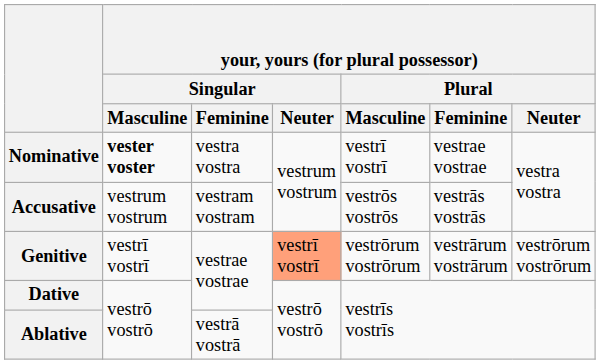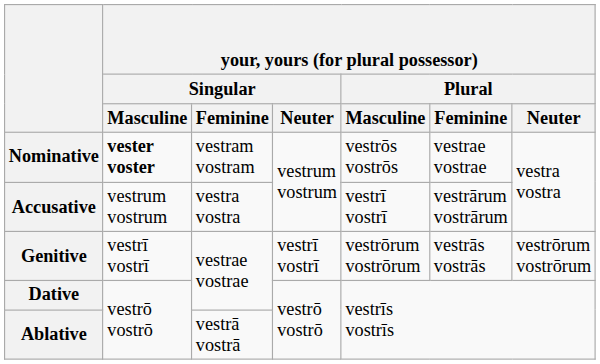(218, 157) vestra vostra -> (225, 157) vestram vostram
(366, 157) vestrī vostrī -> (372, 157) vestrōs vostrōs
(225, 206) vestram vostram -> (218, 206) vestra vostra
(372, 206) vestrōs vostrōs -> (366, 206) vestrī vostrī
(460, 206) vestrās vostrās -> (471, 206) vestrārum vostrārum
(298, 255) lightsalmon background -> (298, 255) no background
(471, 255) vestrārum vostrārum -> (460, 255) vestrās vostrās
